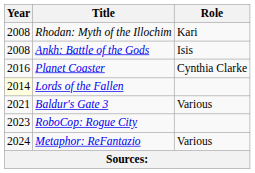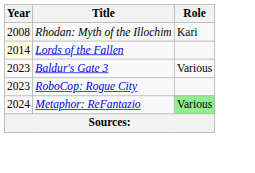- row: (92, 50)
- row: (70, 68)
(19, 104) 2021 -> (19, 68) 2023
(195, 141) no background -> (195, 104) lightgreen background
